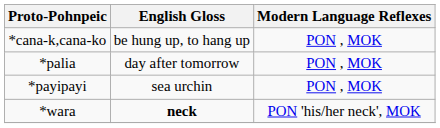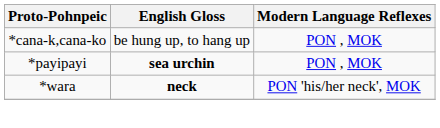- row: (57, 63)
(182, 87) normal -> (182, 63) bold
